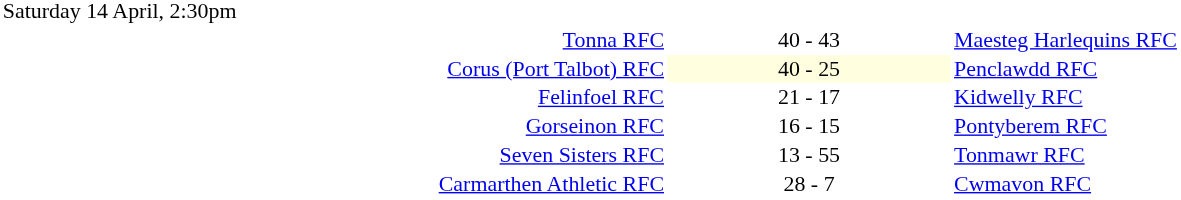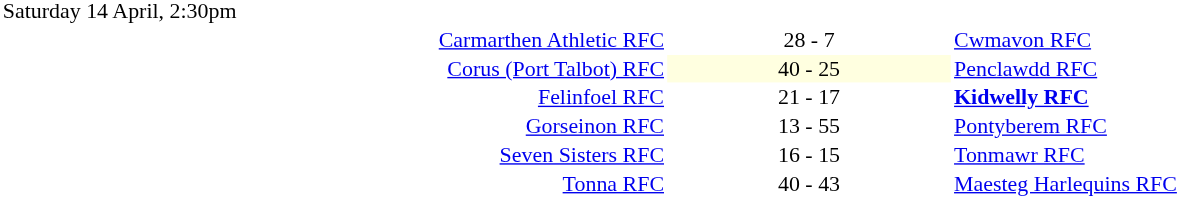rows swapped: (551, 183) <-> (613, 39)
(1018, 97) normal -> (1021, 97) bold
(809, 126) 16 - 15 -> (809, 126) 13 - 55
(809, 154) 13 - 55 -> (809, 154) 16 - 15
